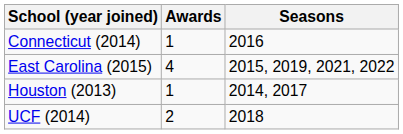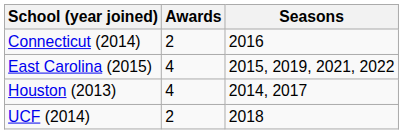(170, 41) 1 -> (170, 41) 2
(170, 91) 1 -> (170, 91) 4
